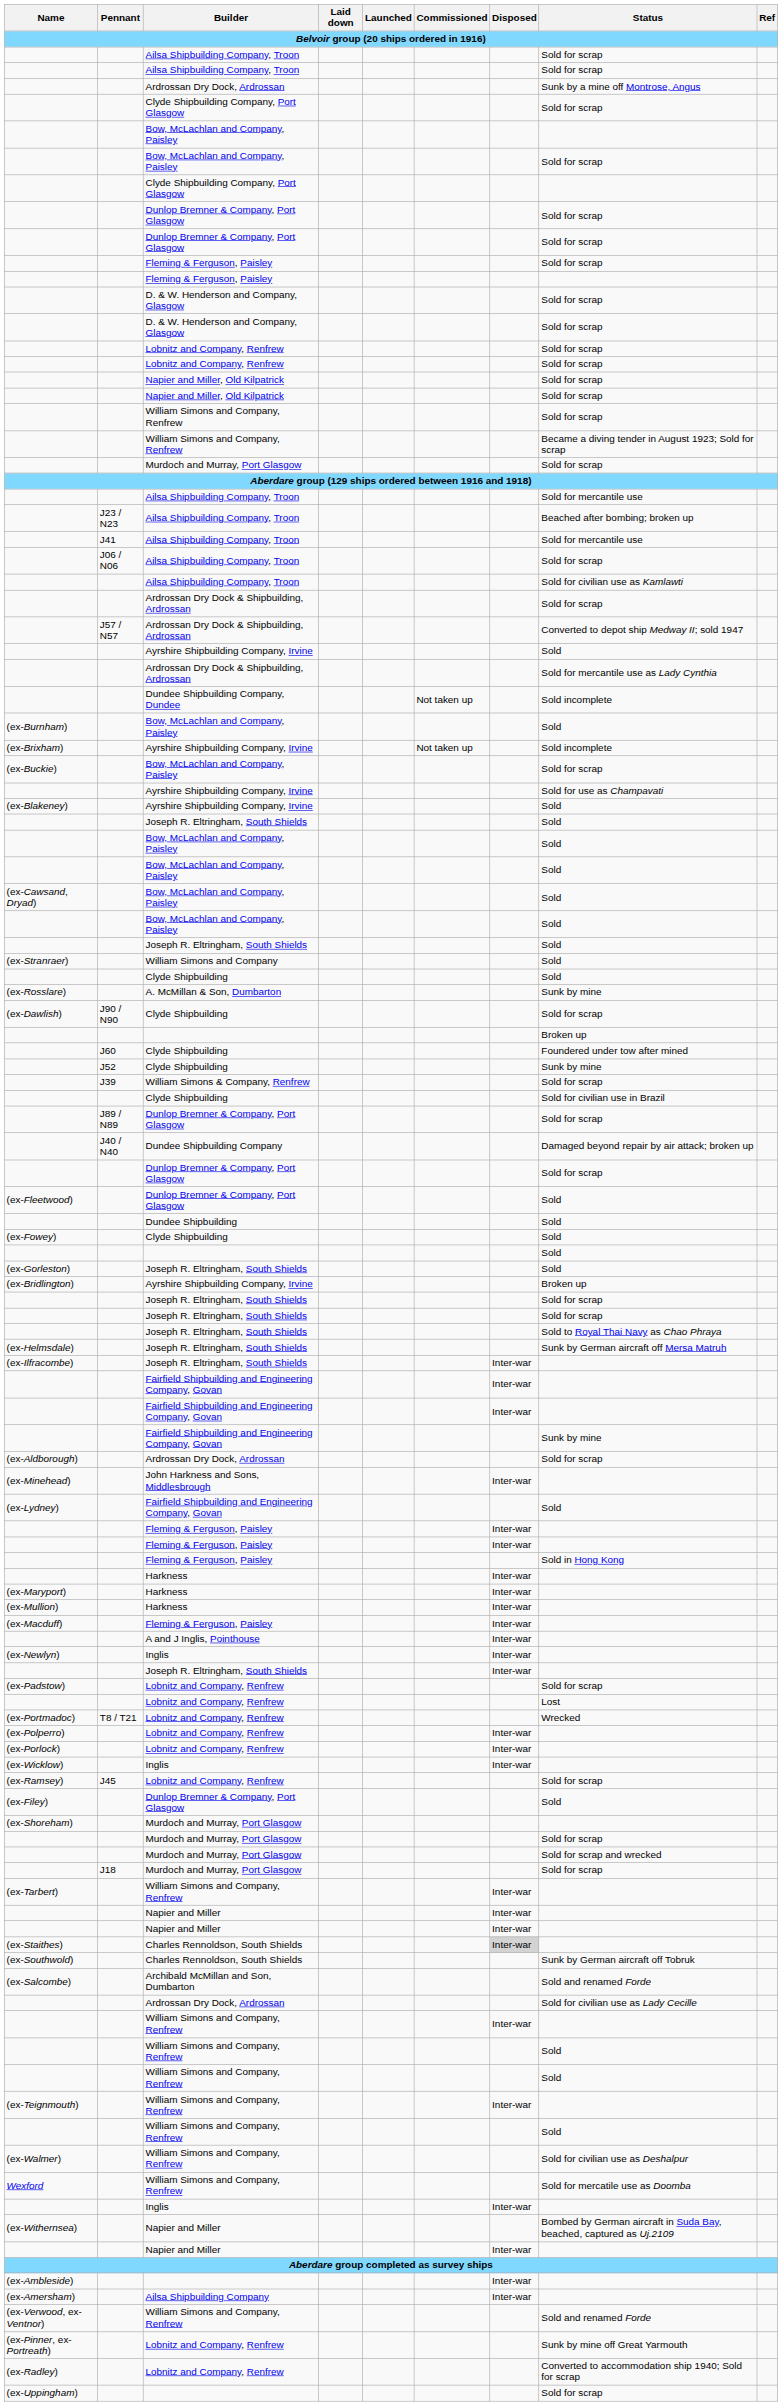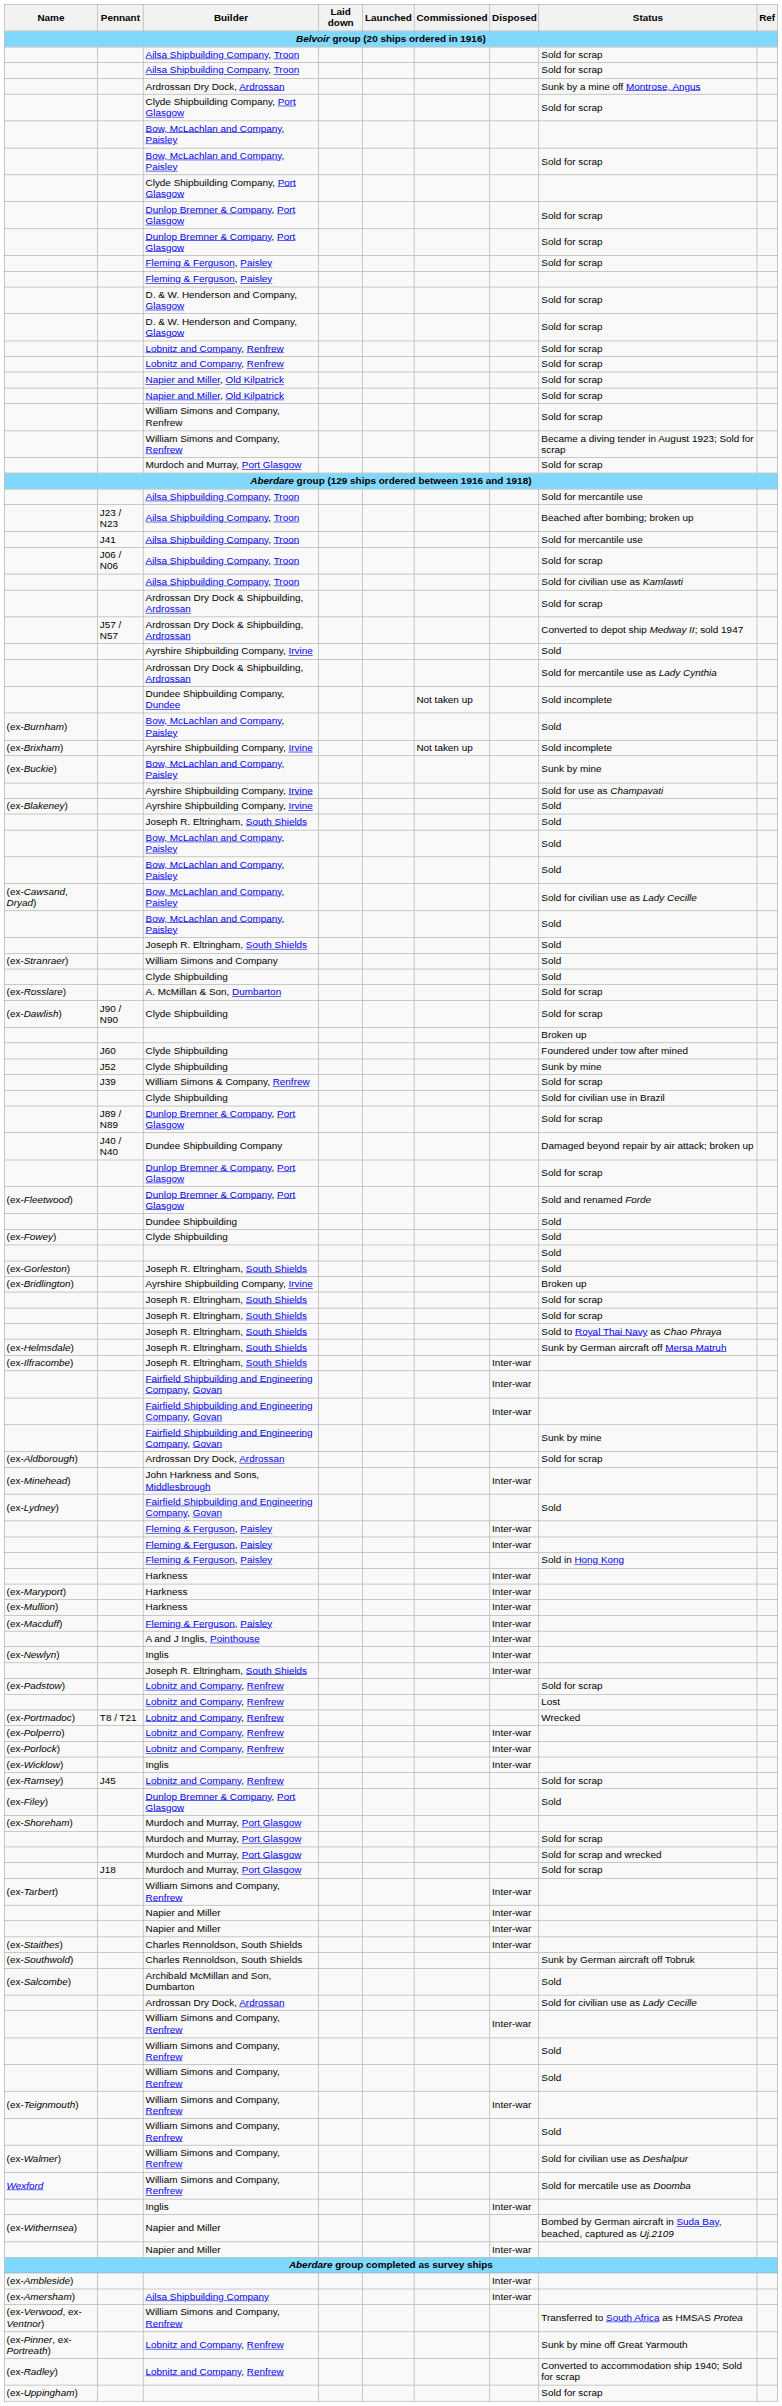(572, 769) Sold for scrap -> (571, 769) Sunk by mine
(551, 897) Sold -> (619, 897) Sold for civilian use as Lady Cecille
(571, 992) Sunk by mine -> (572, 992) Sold for scrap
(551, 1200) Sold -> (596, 1200) Sold and renamed Forde
(512, 1944) lightgrey background -> (512, 1944) no background
(596, 1981) Sold and renamed Forde -> (551, 1981) Sold
(596, 2318) Sold and renamed Forde -> (642, 2318) Transferred to South Africa as HMSAS Protea
